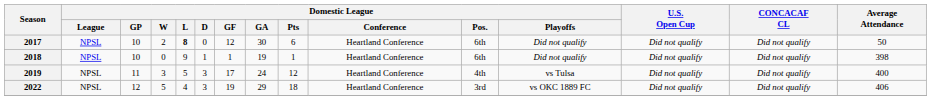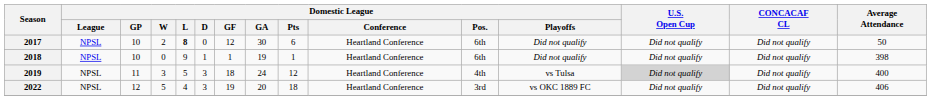(230, 72) 17 -> (230, 72) 18
(676, 72) no background -> (676, 72) lightgrey background
(262, 87) 29 -> (262, 87) 20
